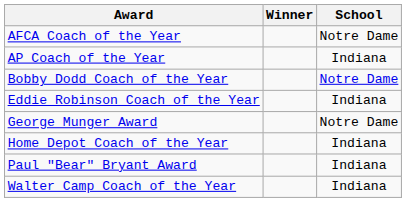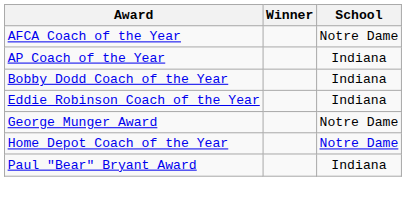(359, 79) Notre Dame -> (359, 79) Indiana
(359, 144) Indiana -> (359, 144) Notre Dame
- row: (122, 186)
